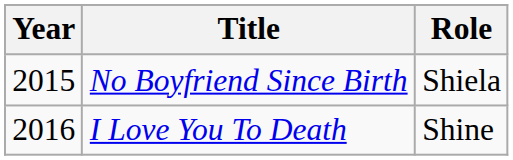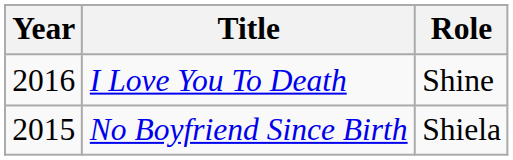rows swapped: (249, 79) <-> (218, 129)
